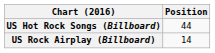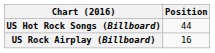(186, 40) 14 -> (186, 40) 16
